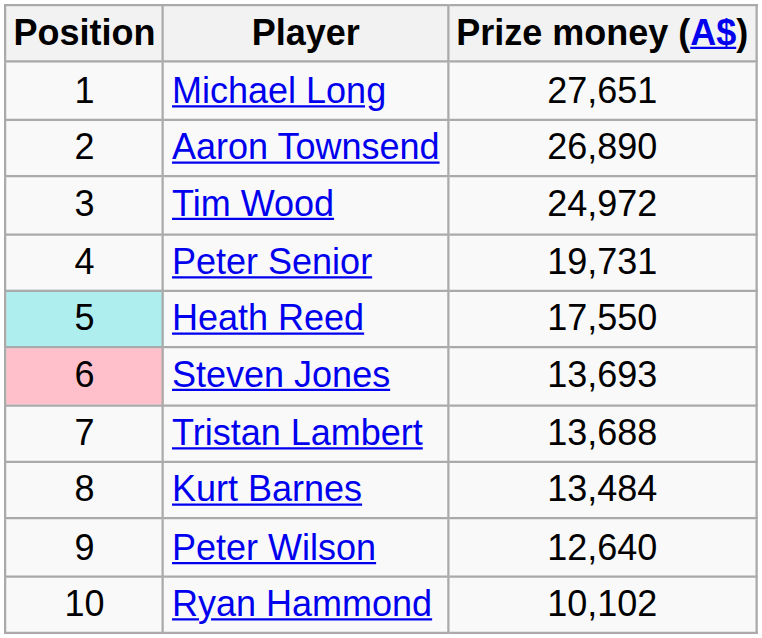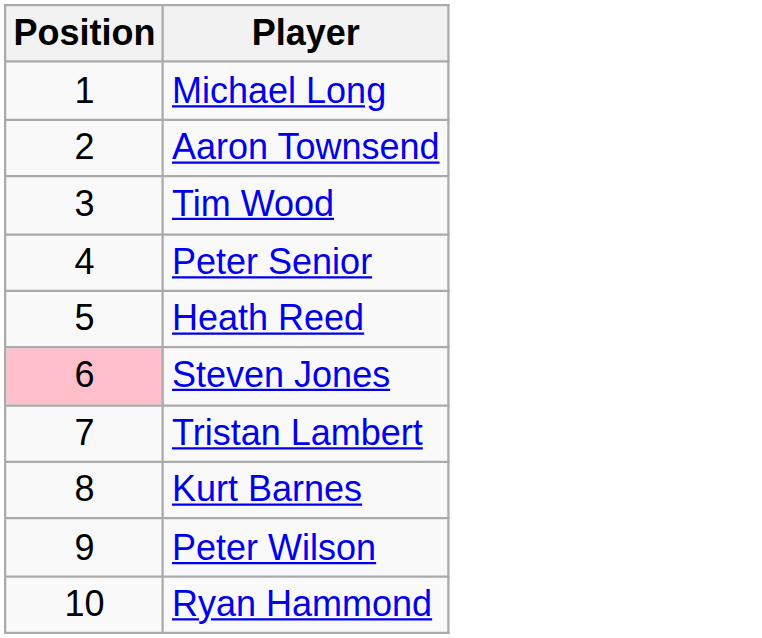- column: (602, 33)
(84, 318) paleturquoise background -> (84, 318) no background
